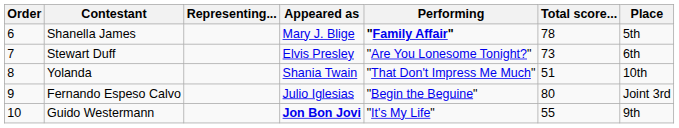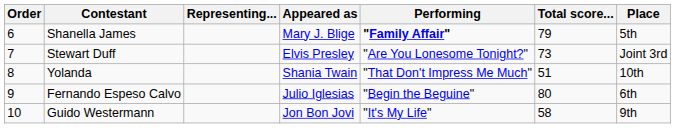(548, 34) 78 -> (545, 34) 79
(632, 53) 6th -> (643, 53) Joint 3rd
(647, 93) Joint 3rd -> (628, 93) 6th
(322, 113) bold -> (318, 113) normal
(548, 113) 55 -> (545, 113) 58
